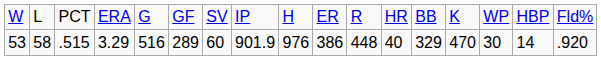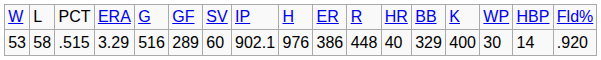(255, 42) 901.9 -> (255, 42) 902.1
(463, 42) 470 -> (463, 42) 400
